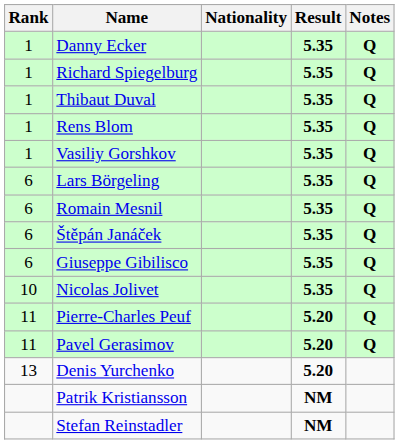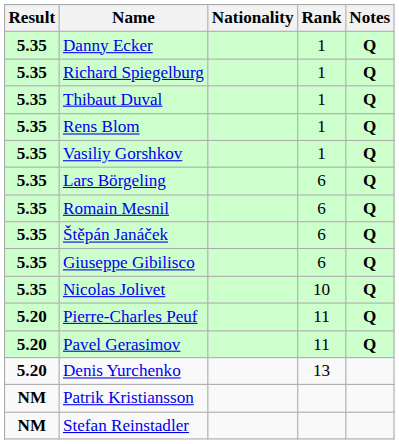columns swapped: (28, 18) <-> (318, 18)
